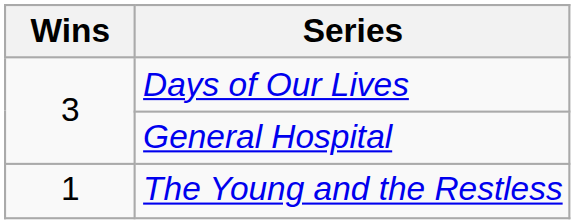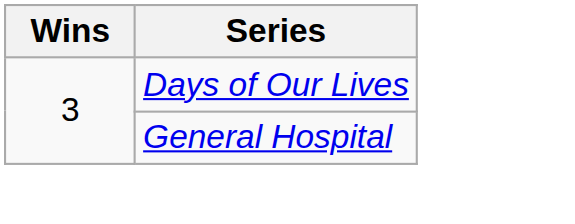- row: (353, 190)
